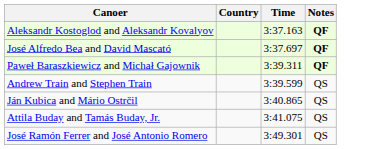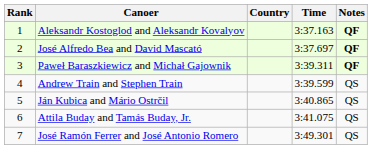+ column: (20, 13)
